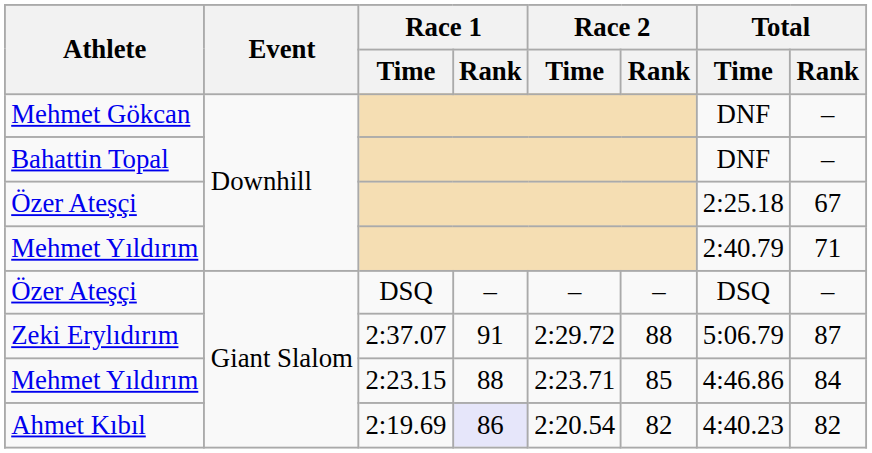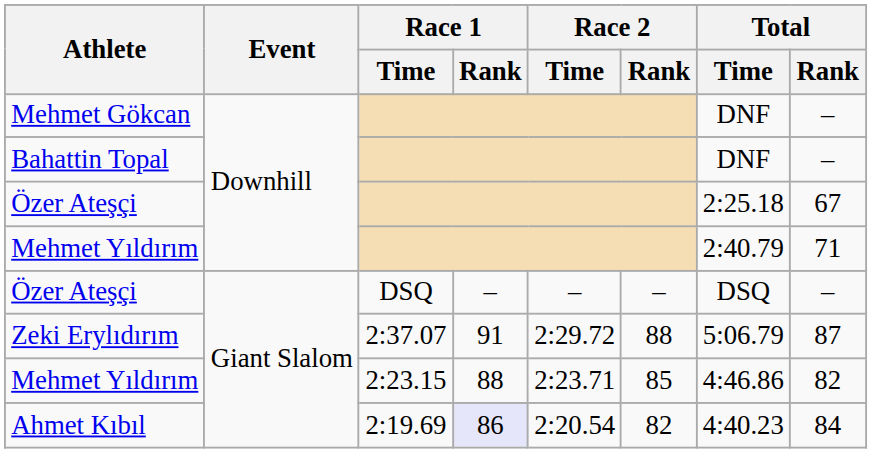(828, 380) 84 -> (828, 380) 82
(828, 424) 82 -> (828, 424) 84
